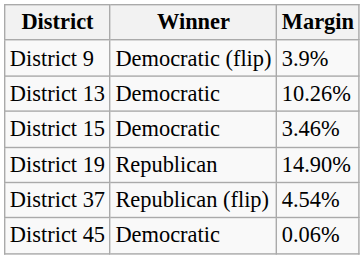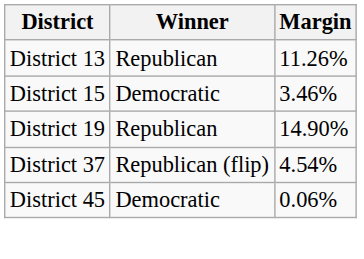- row: (52, 57)
(168, 93) Democratic -> (166, 57) Republican
(316, 93) 10.26% -> (313, 57) 11.26%
